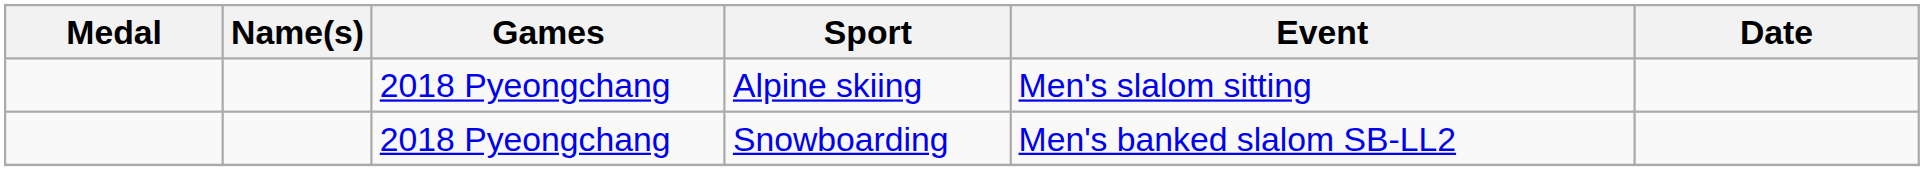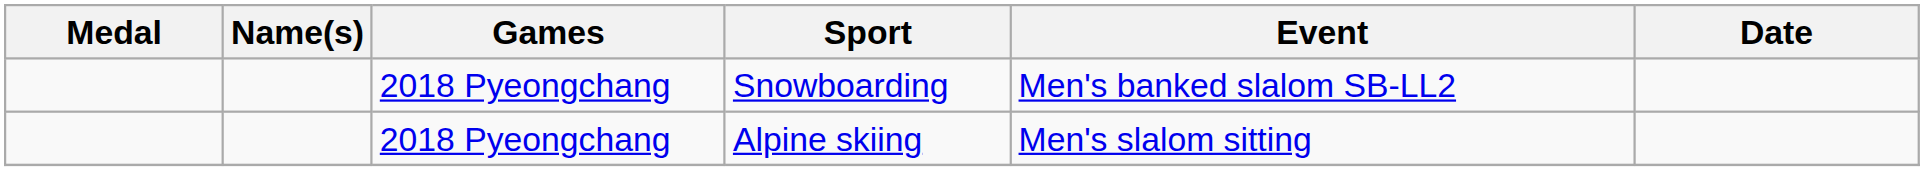rows swapped: (828, 85) <-> (841, 139)
